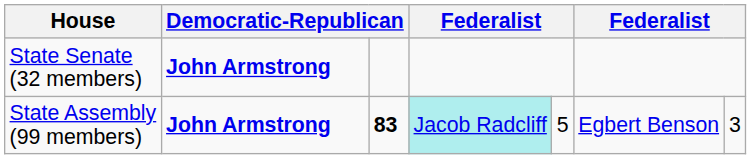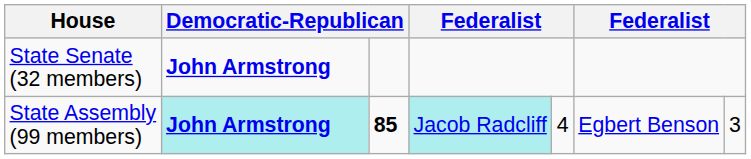(248, 124) no background -> (248, 124) paleturquoise background
(386, 124) 83 -> (386, 124) 85
(563, 124) 5 -> (563, 124) 4
